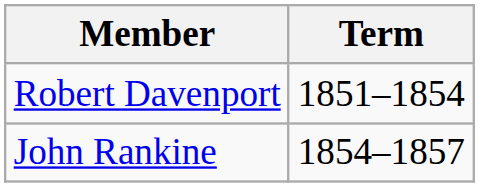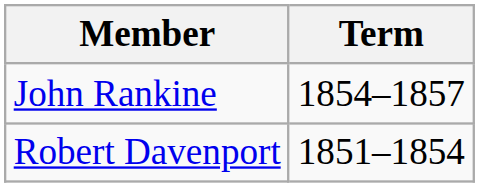rows swapped: (147, 92) <-> (115, 151)
